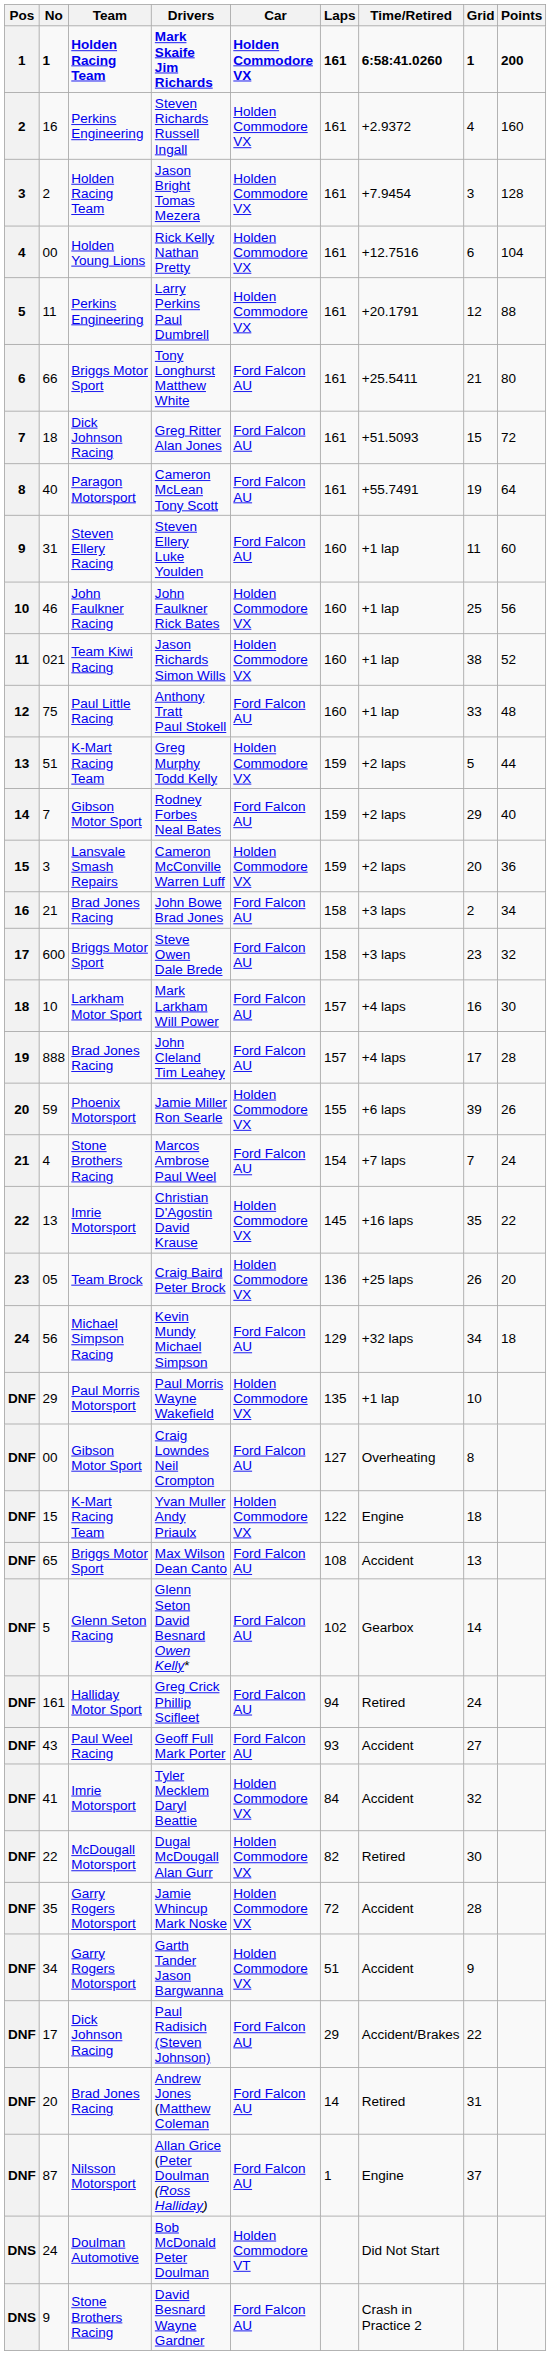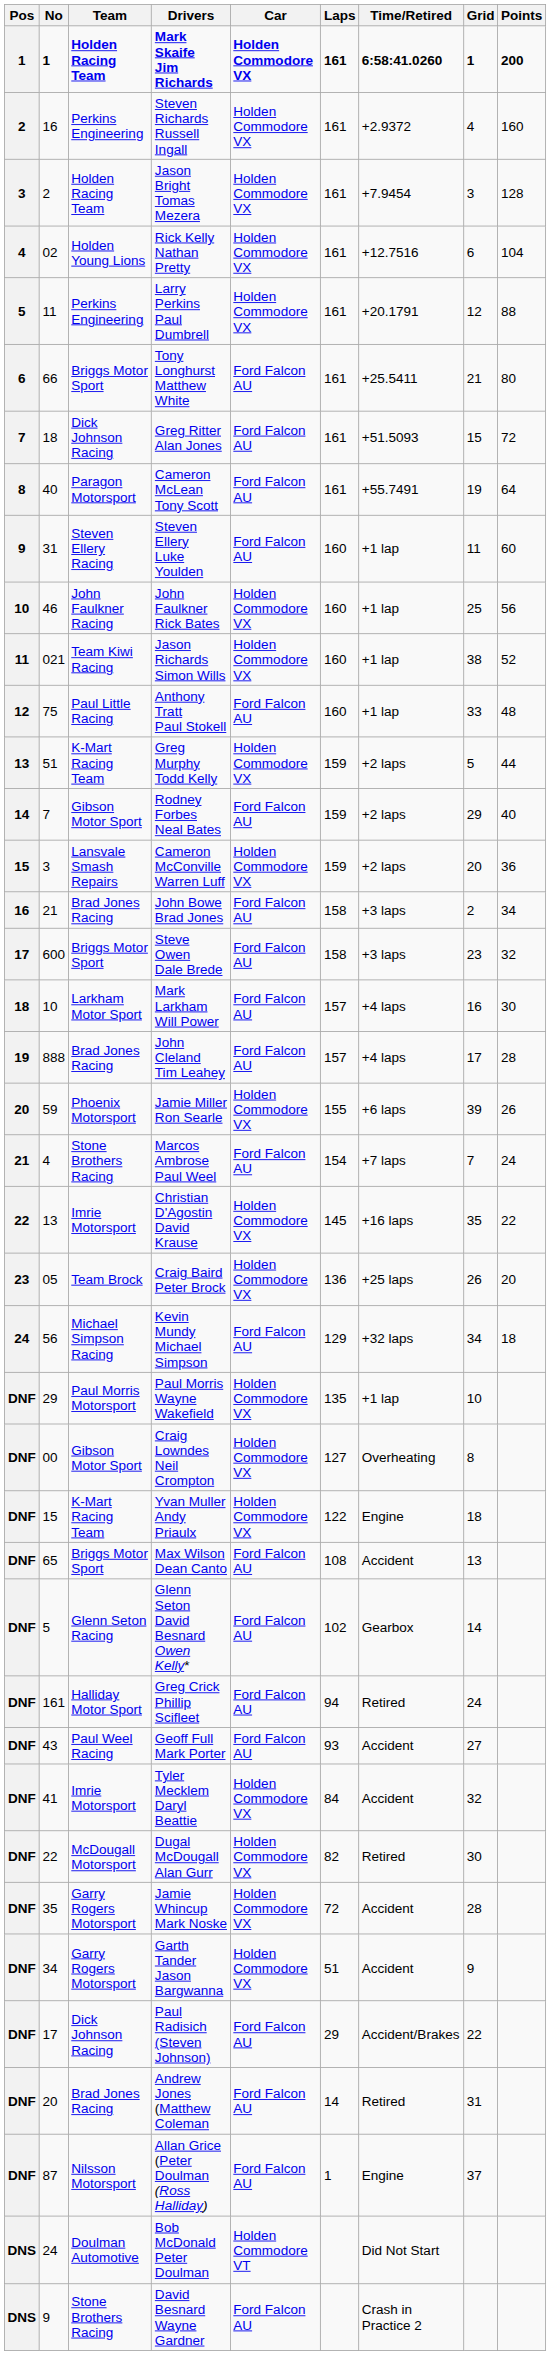(50, 252) 00 -> (50, 252) 02
(269, 1457) Ford Falcon AU -> (270, 1457) Holden Commodore VX
